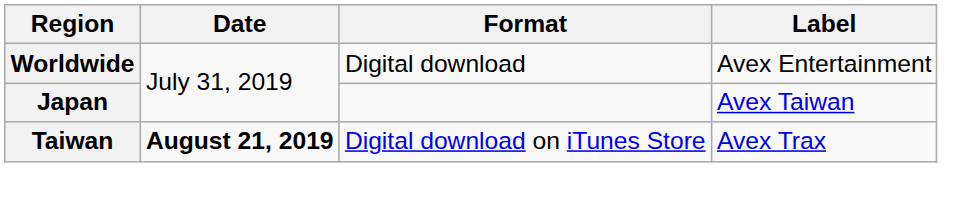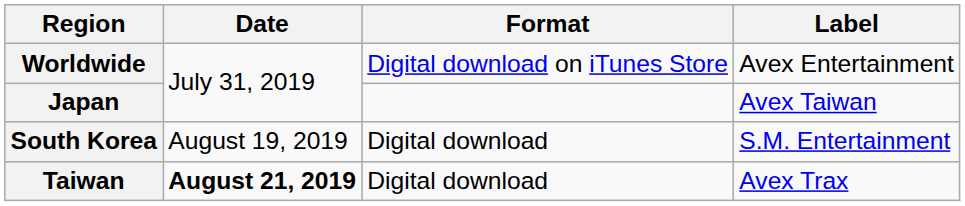(435, 63) Digital download -> (548, 63) Digital download on iTunes Store
+ row: (84, 141)
(525, 141) Digital download on iTunes Store -> (458, 180) Digital download
